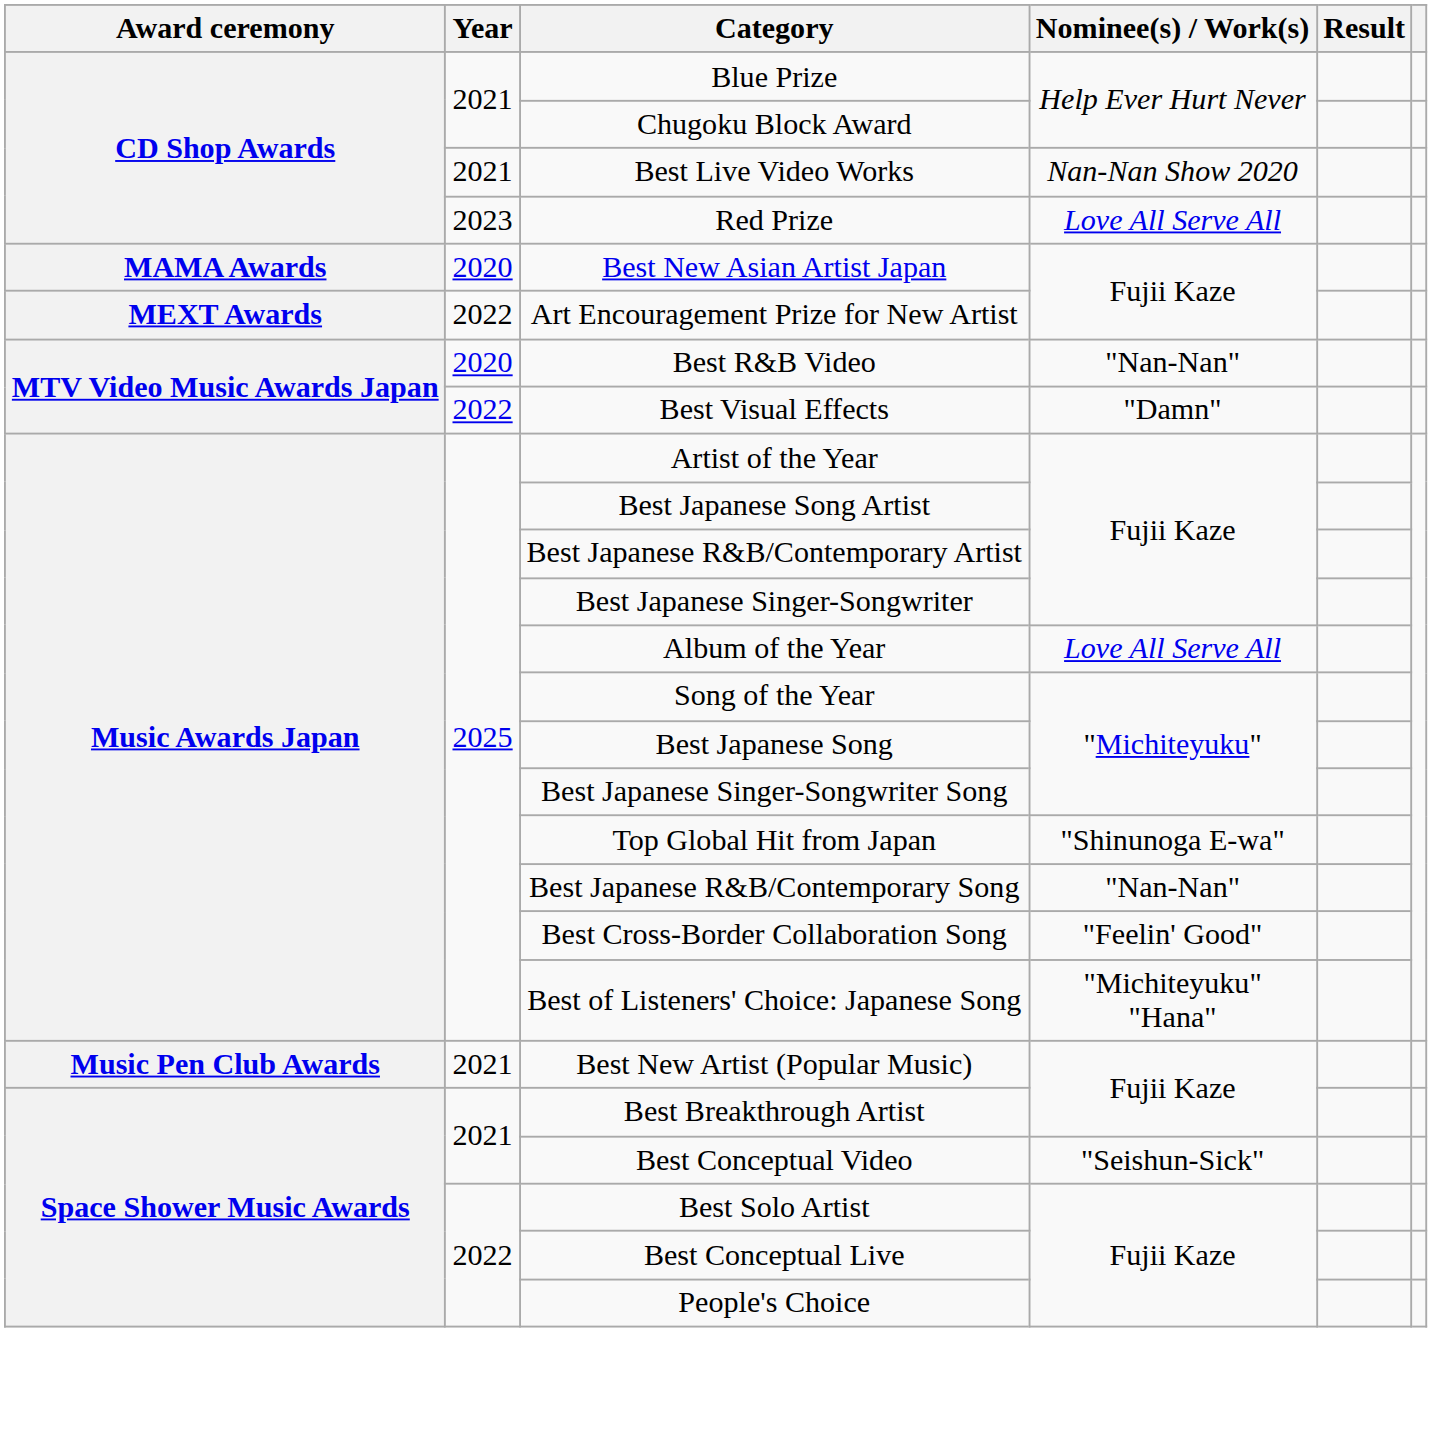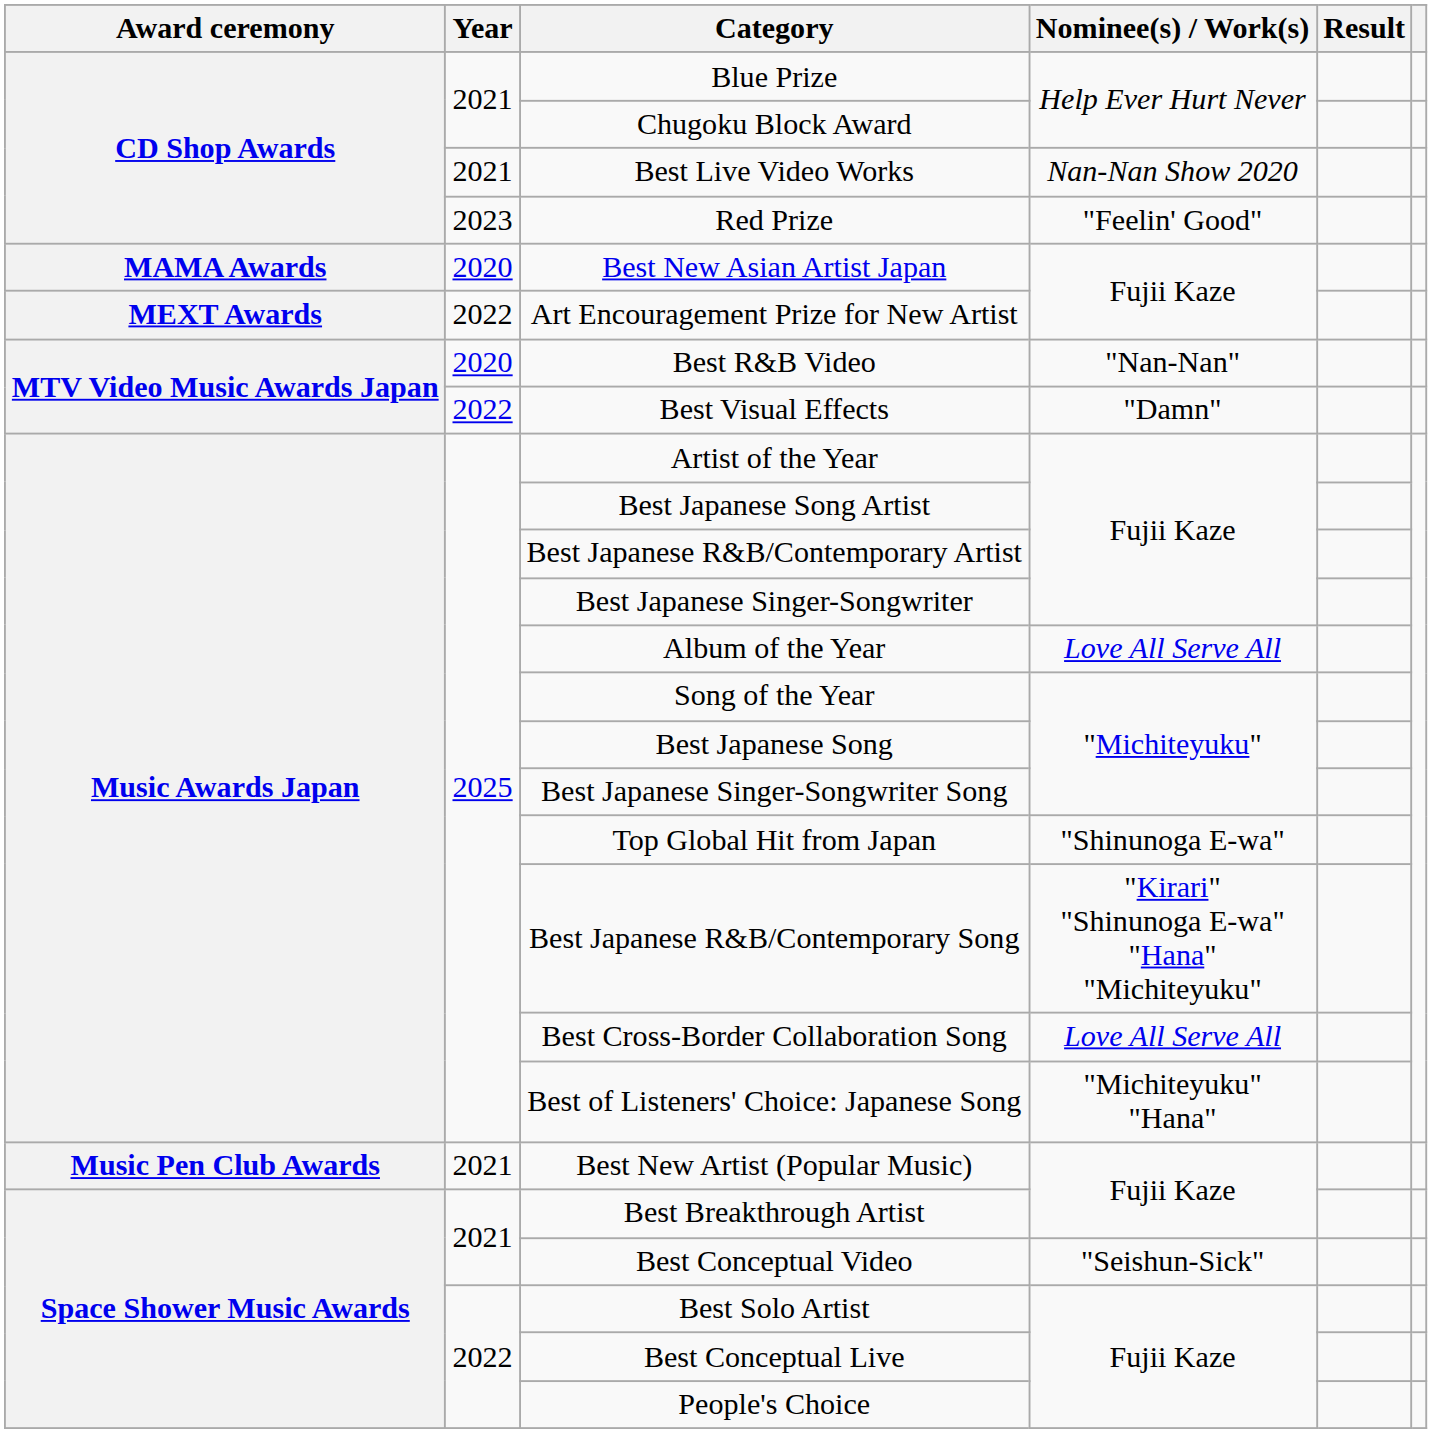(1173, 219) Love All Serve All -> (1173, 219) "Feelin' Good"
(1173, 887) "Nan-Nan" -> (1173, 937) "Kirari" "Shinunoga E-wa" "Hana" "Michiteyuku"
(1173, 934) "Feelin' Good" -> (1173, 1036) Love All Serve All
